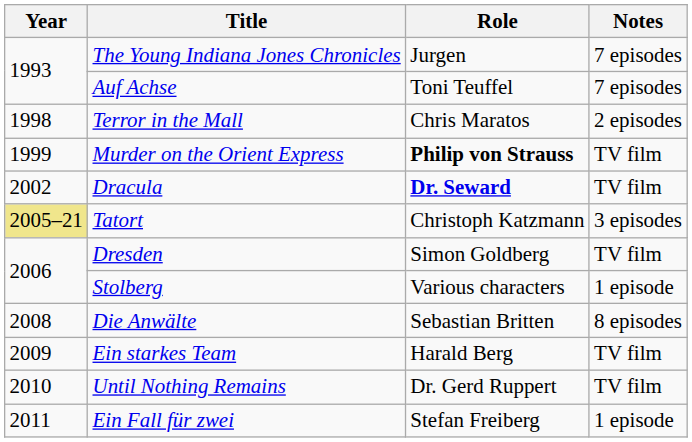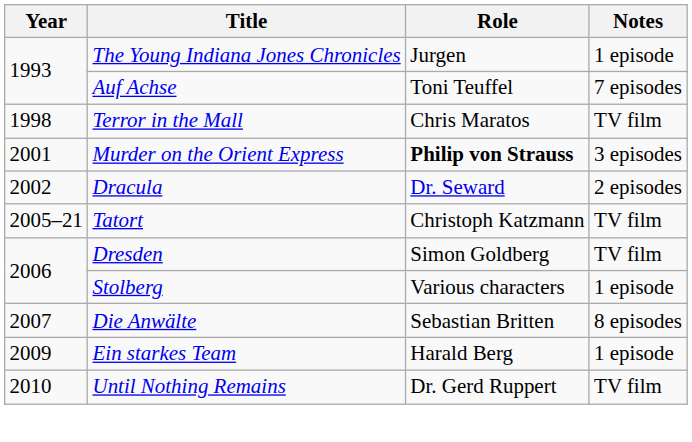(638, 54) 7 episodes -> (634, 54) 1 episode
(638, 120) 2 episodes -> (628, 120) TV film
(30, 154) 1999 -> (30, 154) 2001
(628, 154) TV film -> (638, 154) 3 episodes
(461, 187) bold -> (458, 187) normal
(628, 187) TV film -> (638, 187) 2 episodes
(46, 220) khaki background -> (46, 220) no background
(638, 220) 3 episodes -> (628, 220) TV film
(30, 320) 2008 -> (30, 320) 2007
(628, 353) TV film -> (634, 353) 1 episode
- row: (163, 420)
